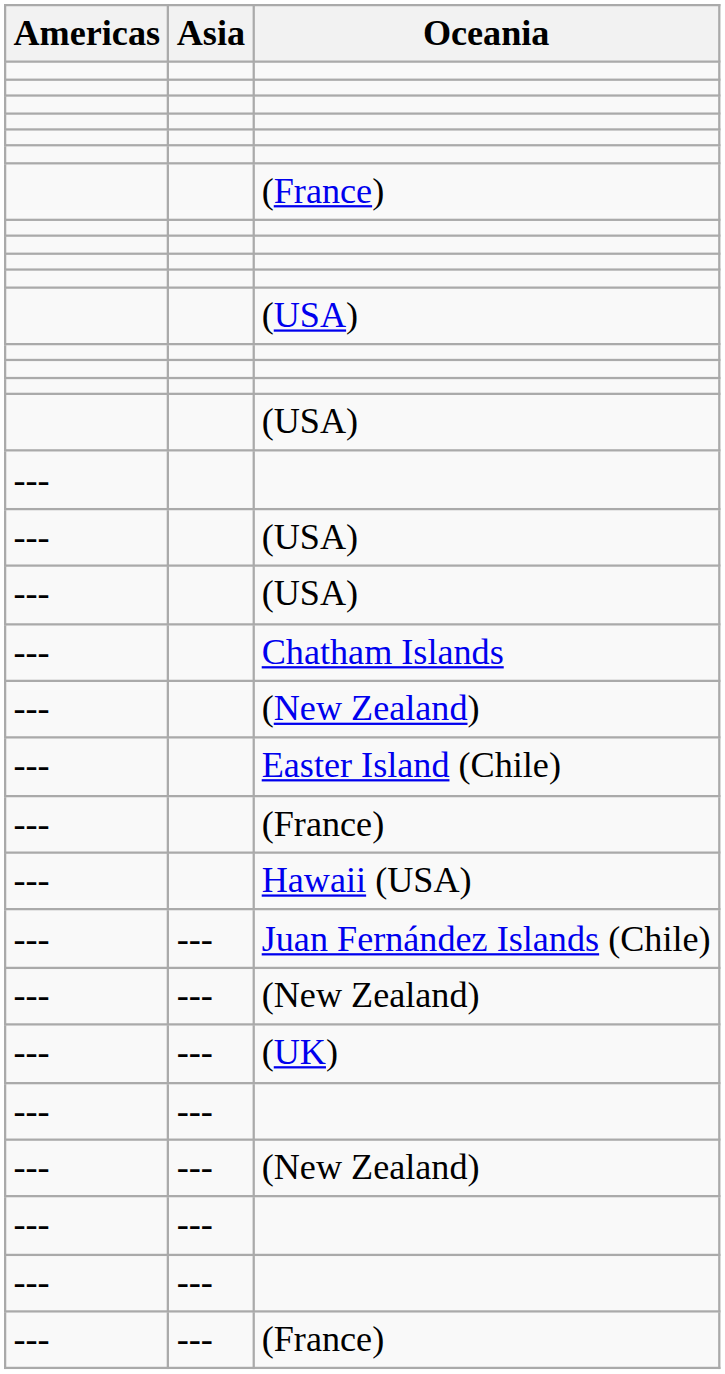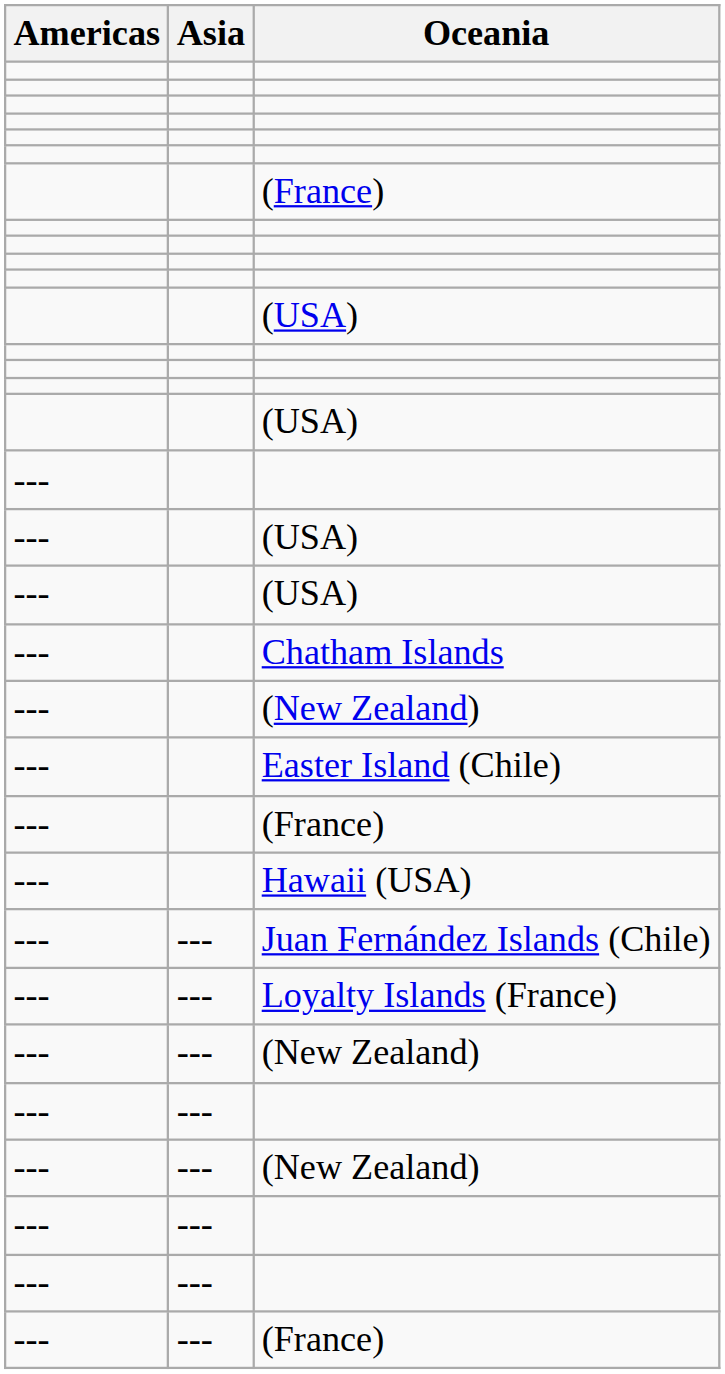+ row: (32, 995)
- row: (32, 1052)
